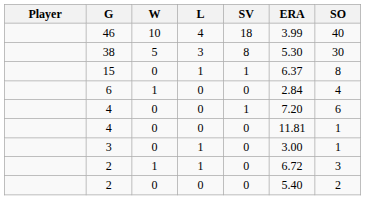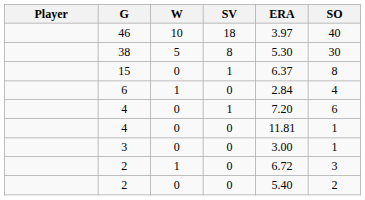- column: (200, 14)
(292, 33) 3.99 -> (282, 33) 3.97
